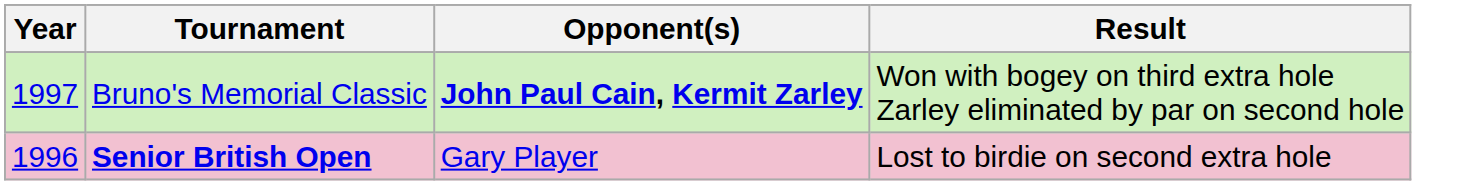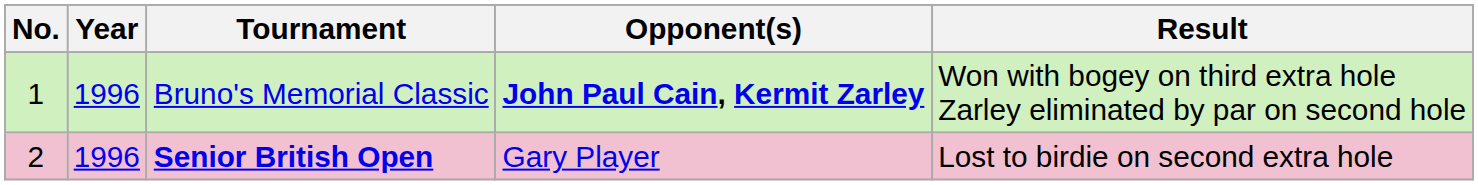+ column: (36, 29)
(45, 93) 1997 -> (107, 93) 1996
